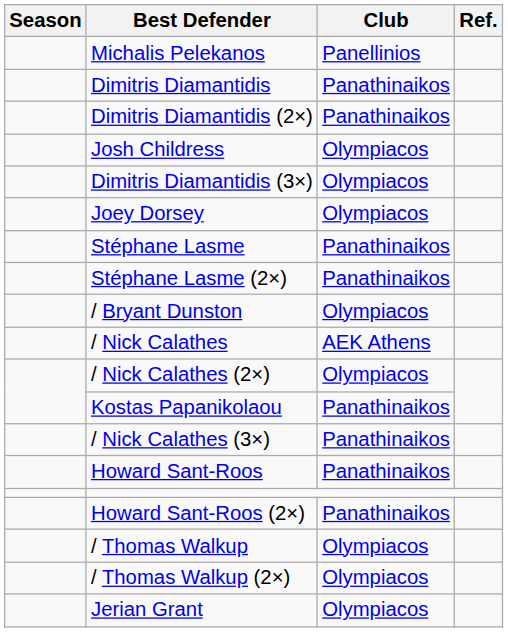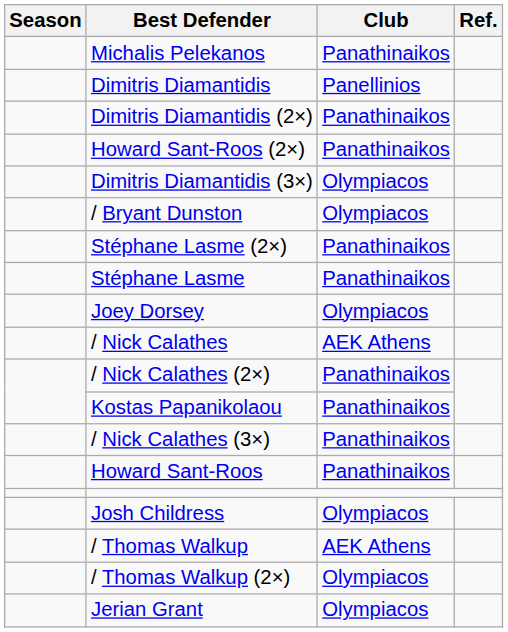(371, 52) Panellinios -> (386, 52) Panathinaikos
(386, 85) Panathinaikos -> (371, 85) Panellinios
rows swapped: (158, 149) <-> (198, 513)
rows swapped: (147, 213) <-> (167, 310)
rows swapped: (168, 246) <-> (189, 278)
(375, 375) Olympiacos -> (386, 375) Panathinaikos
(375, 545) Olympiacos -> (376, 545) AEK Athens
